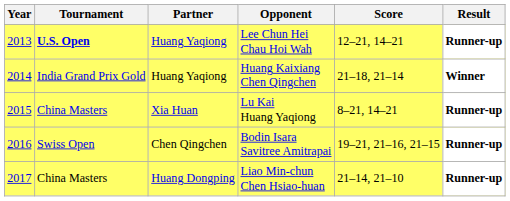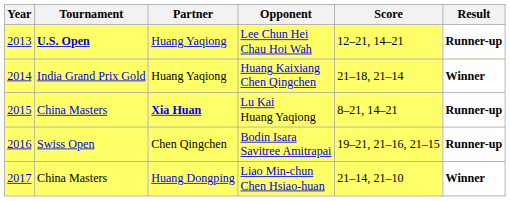(175, 110) normal -> (176, 110) bold
(474, 178) Runner-up -> (465, 178) Winner
